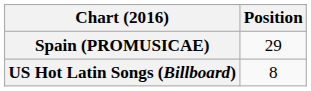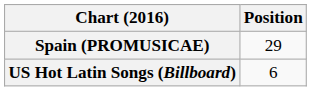(273, 72) 8 -> (273, 72) 6
